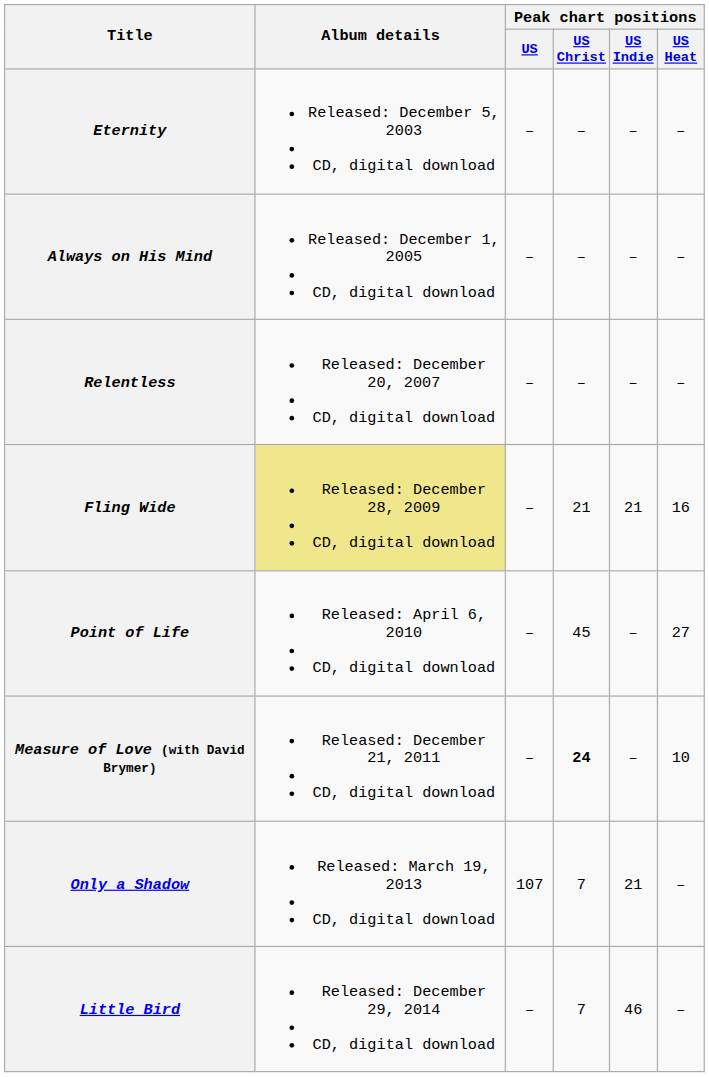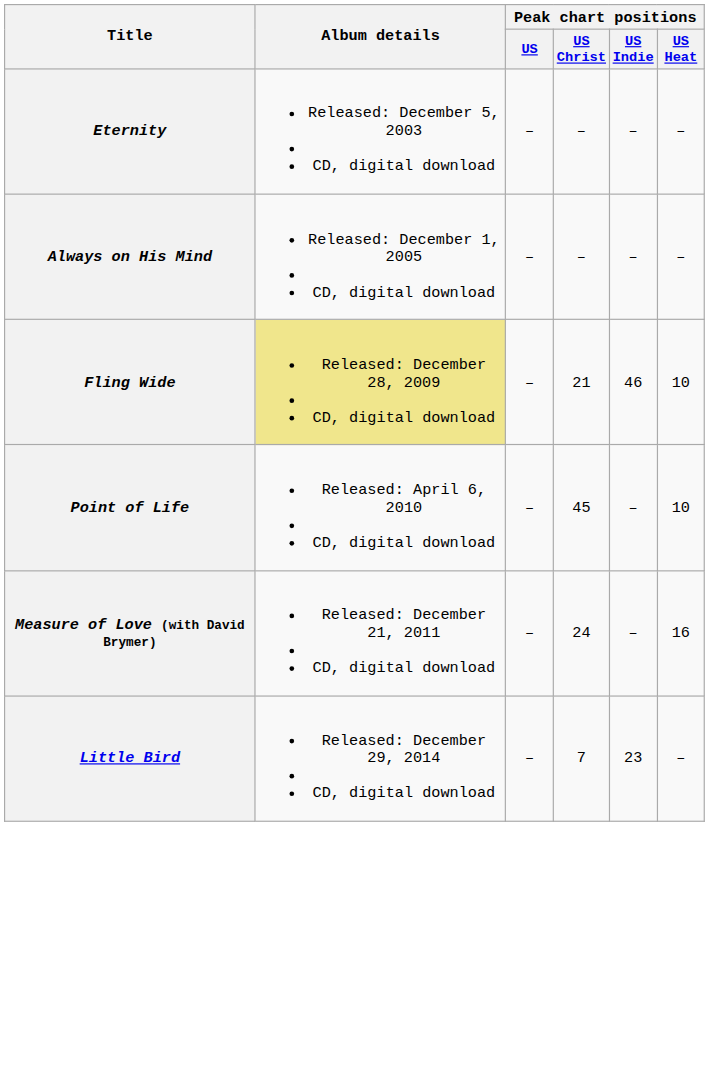- row: (130, 382)
(633, 508) 21 -> (633, 382) 46
(681, 508) 16 -> (681, 382) 10
(681, 633) 27 -> (681, 508) 10
(581, 759) bold -> (581, 633) normal
(681, 759) 10 -> (681, 633) 16
- row: (130, 884)
(633, 1009) 46 -> (633, 759) 23
